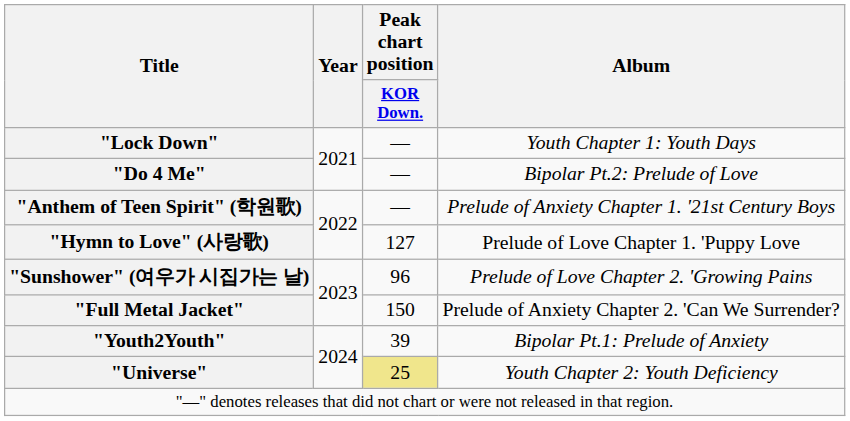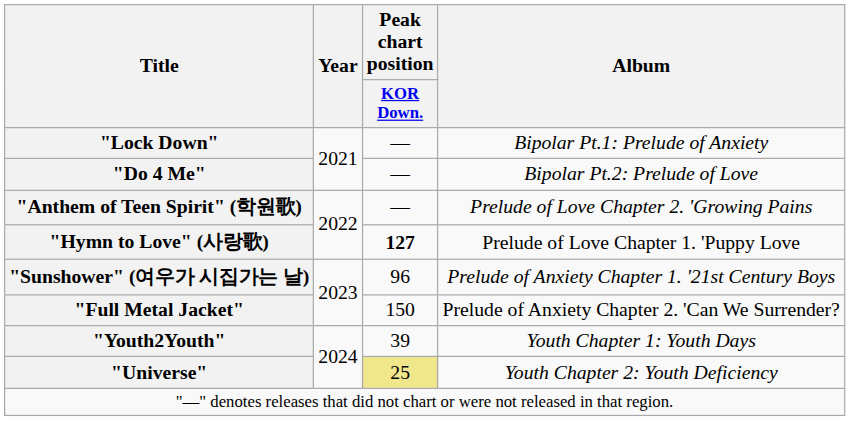(641, 142) Youth Chapter 1: Youth Days -> (641, 142) Bipolar Pt.1: Prelude of Anxiety
(641, 207) Prelude of Anxiety Chapter 1. '21st Century Boys -> (641, 207) Prelude of Love Chapter 2. 'Growing Pains
(400, 242) normal -> (400, 242) bold
(641, 276) Prelude of Love Chapter 2. 'Growing Pains -> (641, 276) Prelude of Anxiety Chapter 1. '21st Century Boys
(641, 341) Bipolar Pt.1: Prelude of Anxiety -> (641, 341) Youth Chapter 1: Youth Days
